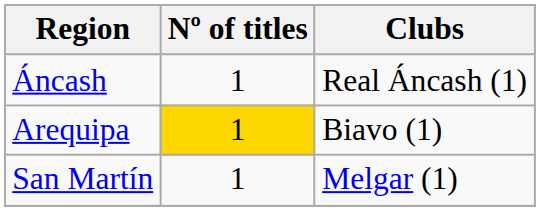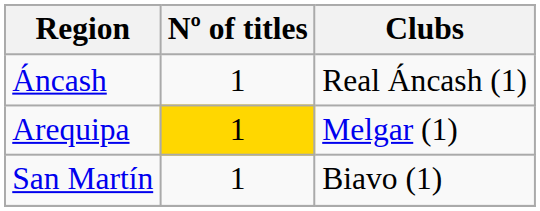(382, 129) Biavo (1) -> (390, 129) Melgar (1)
(390, 179) Melgar (1) -> (382, 179) Biavo (1)
